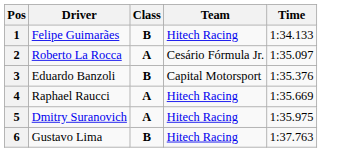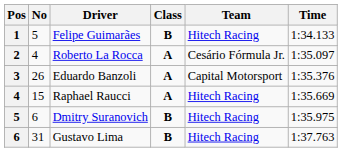+ column: (39, 15)
(147, 76) B -> (168, 76) A
(147, 117) A -> (168, 117) B
